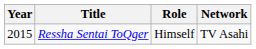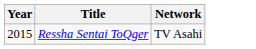- column: (174, 14)
